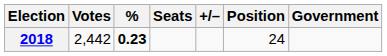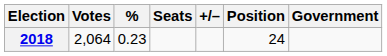(92, 39) 2,442 -> (92, 39) 2,064
(132, 39) bold -> (132, 39) normal
